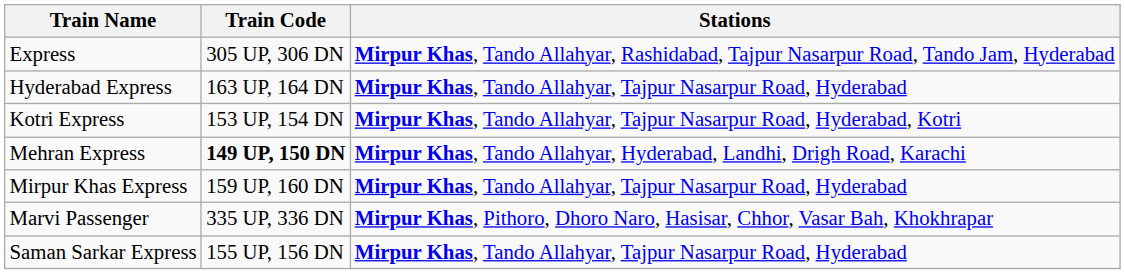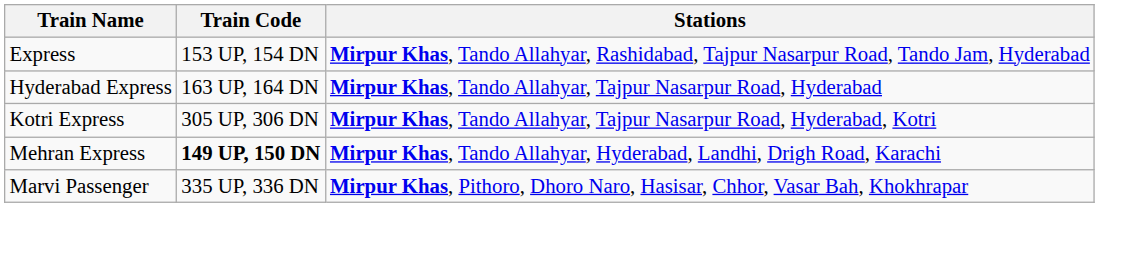(275, 53) 305 UP, 306 DN -> (250, 53) 153 UP, 154 DN
(275, 119) 153 UP, 154 DN -> (250, 119) 305 UP, 306 DN
- row: (98, 185)
- row: (103, 251)
